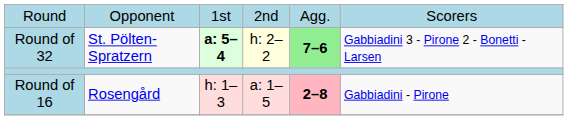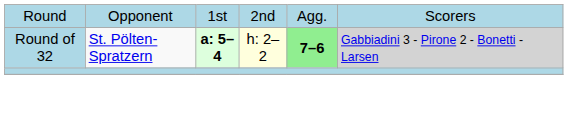(435, 48) no background -> (432, 48) lightgrey background
- row: (45, 94)
